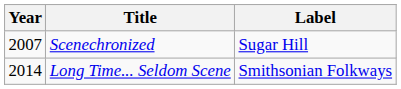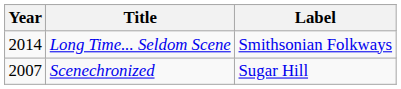rows swapped: (102, 44) <-> (140, 71)
